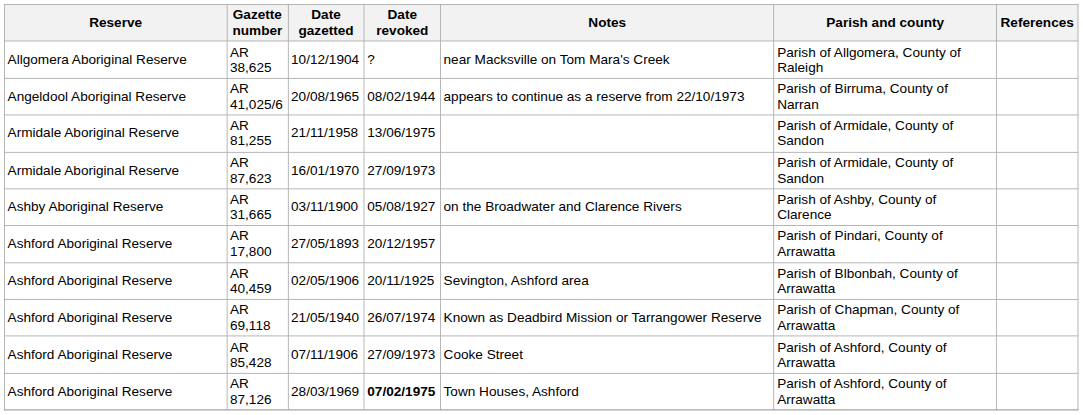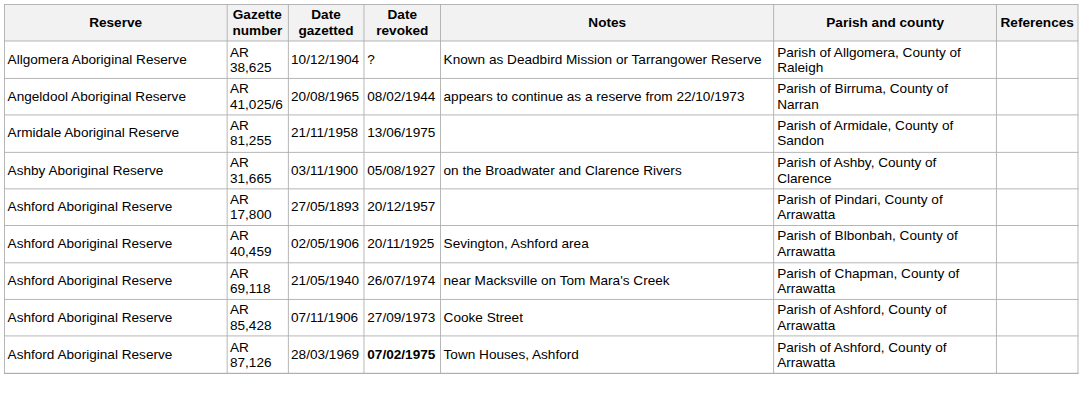(557, 59) near Macksville on Tom Mara's Creek -> (603, 59) Known as Deadbird Mission or Tarrangower Reserve
- row: (251, 170)
(603, 317) Known as Deadbird Mission or Tarrangower Reserve -> (557, 281) near Macksville on Tom Mara's Creek
